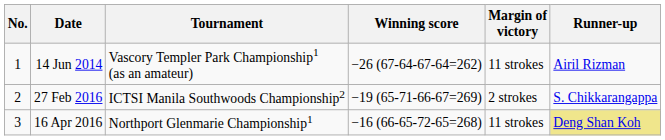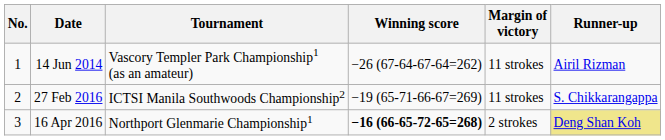(513, 97) 2 strokes -> (516, 97) 11 strokes
(417, 122) normal -> (417, 122) bold
(516, 122) 11 strokes -> (513, 122) 2 strokes
